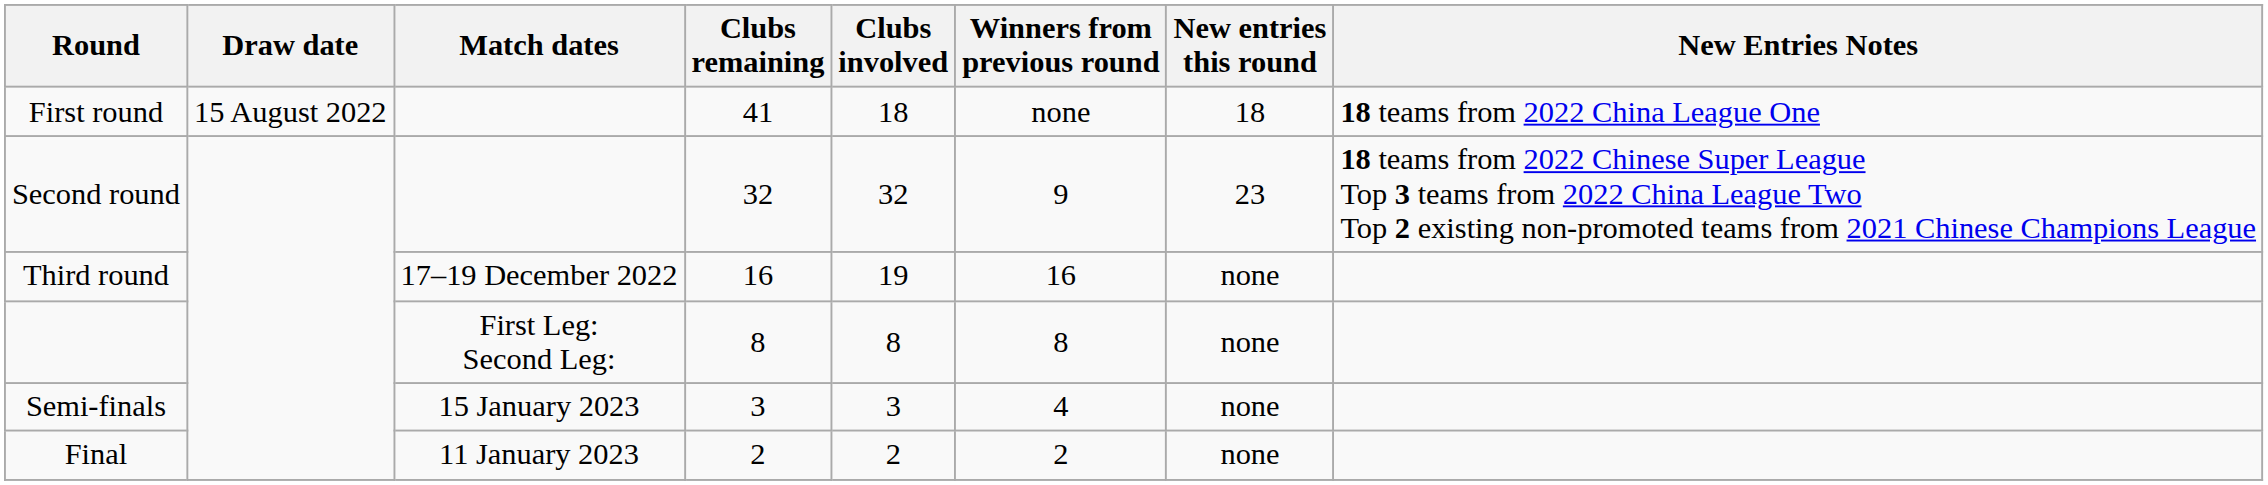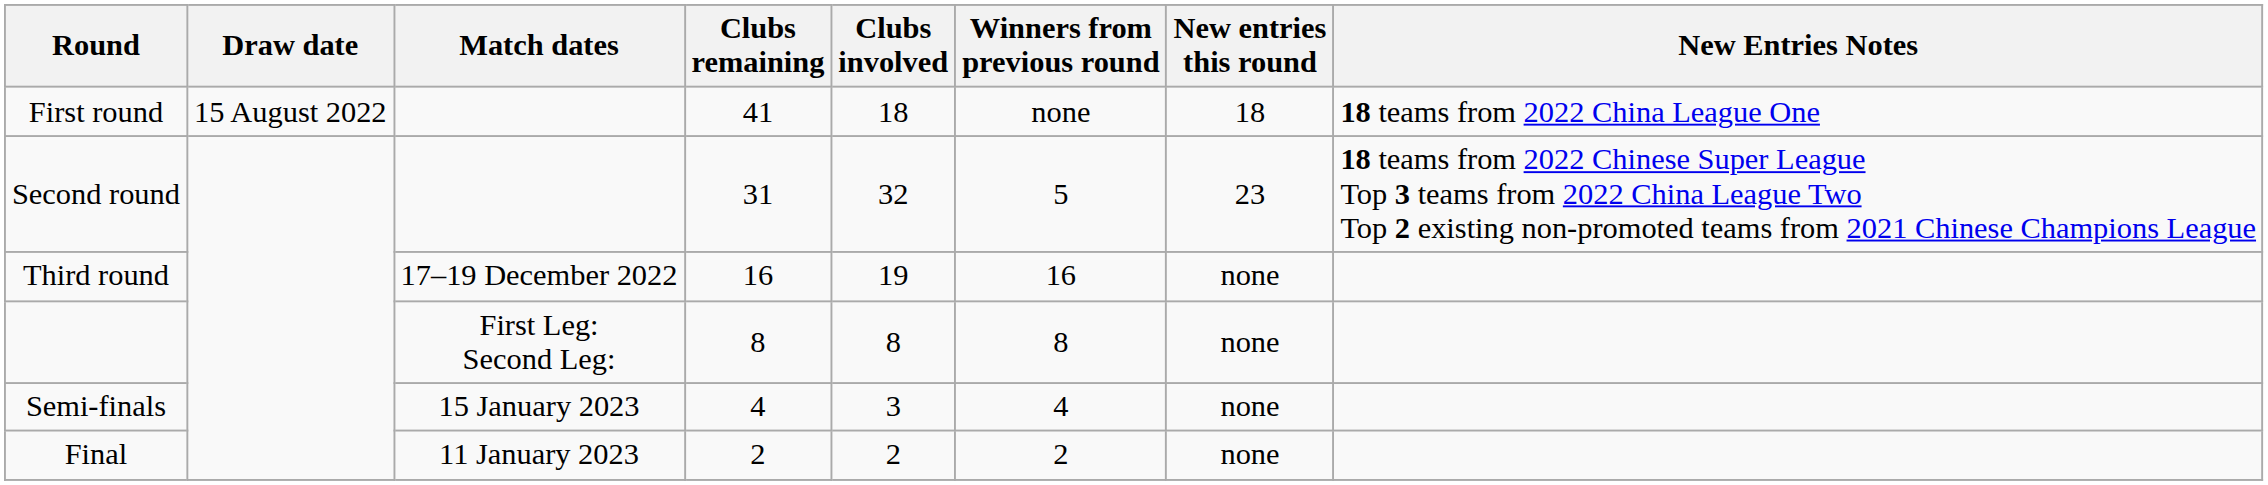(758, 193) 32 -> (758, 193) 31
(1061, 193) 9 -> (1061, 193) 5
(758, 406) 3 -> (758, 406) 4
